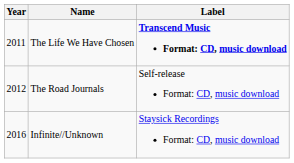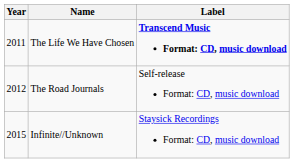(16, 134) 2016 -> (16, 134) 2015
